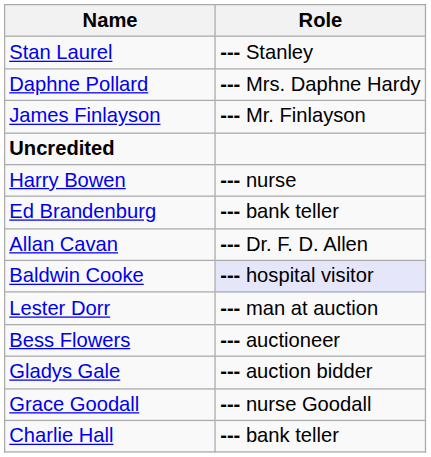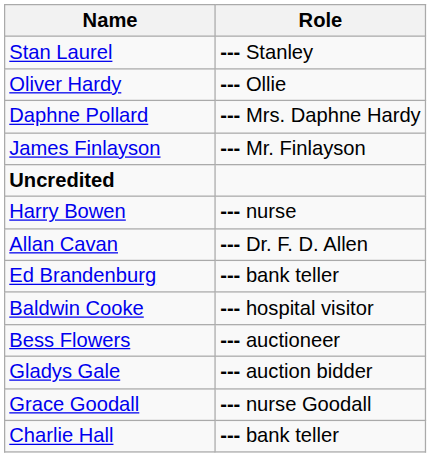+ row: (65, 84)
rows swapped: (83, 212) <-> (64, 244)
(297, 276) lavender background -> (297, 308) no background
- row: (60, 308)
